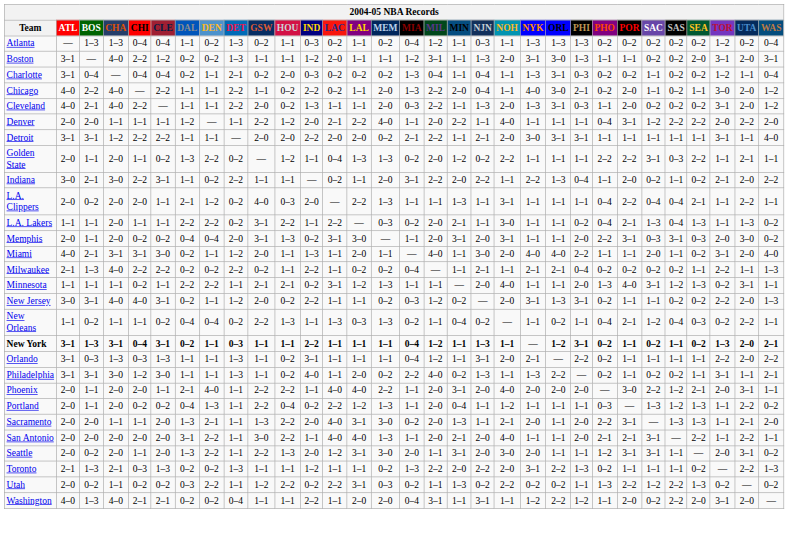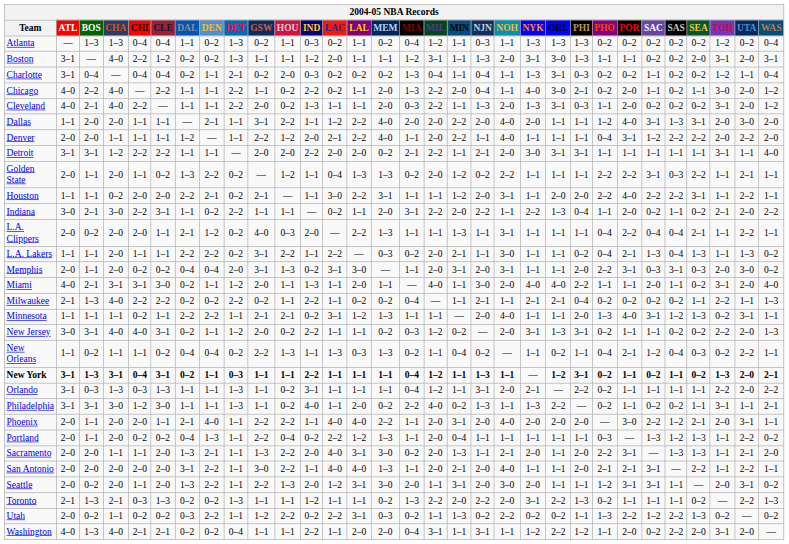+ row: (19, 122)
+ row: (23, 196)
(507, 406) 1–2 -> (507, 438) 1–1
